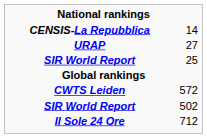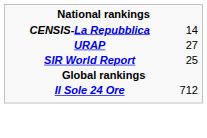- row: (189, 91)
- row: (189, 106)
